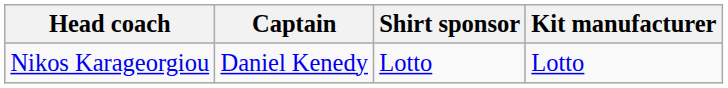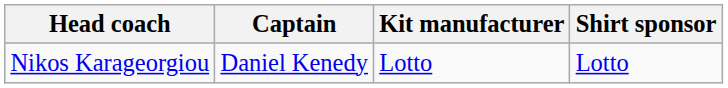columns swapped: (624, 23) <-> (450, 23)
